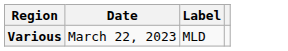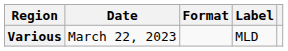+ column: (206, 15)
